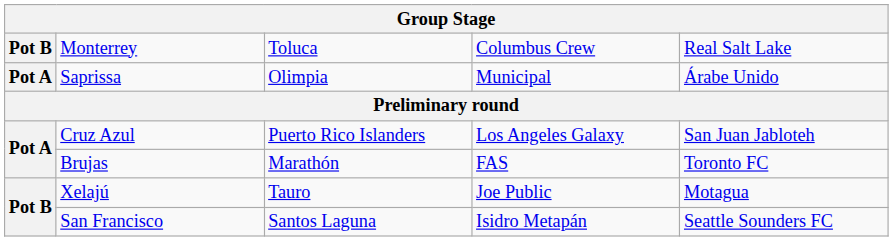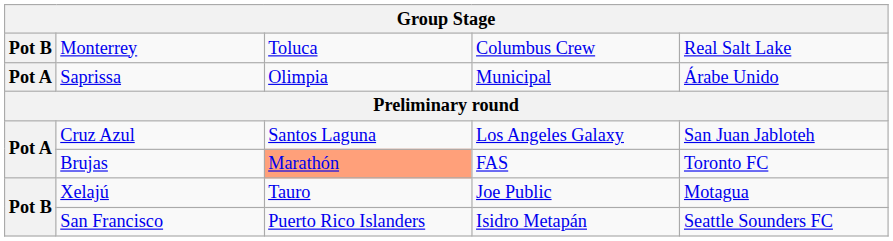(347, 134) Puerto Rico Islanders -> (322, 134) Santos Laguna
(304, 163) no background -> (304, 163) lightsalmon background
(322, 221) Santos Laguna -> (347, 221) Puerto Rico Islanders
